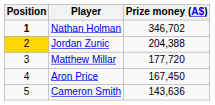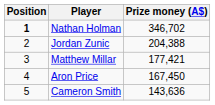(27, 44) gold background -> (27, 44) no background
(167, 60) 177,720 -> (167, 60) 177,421
